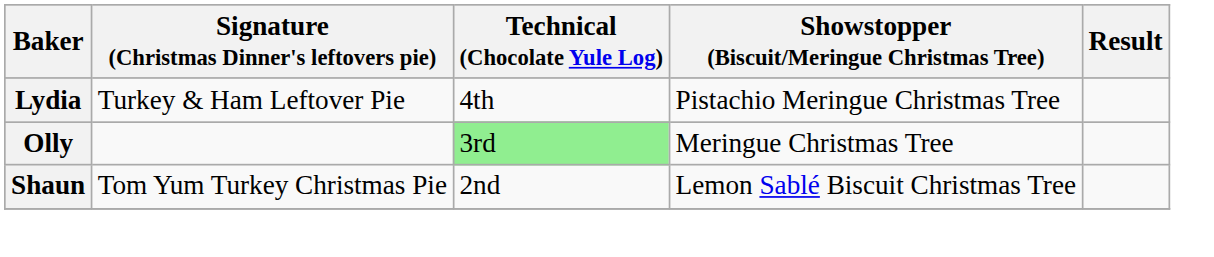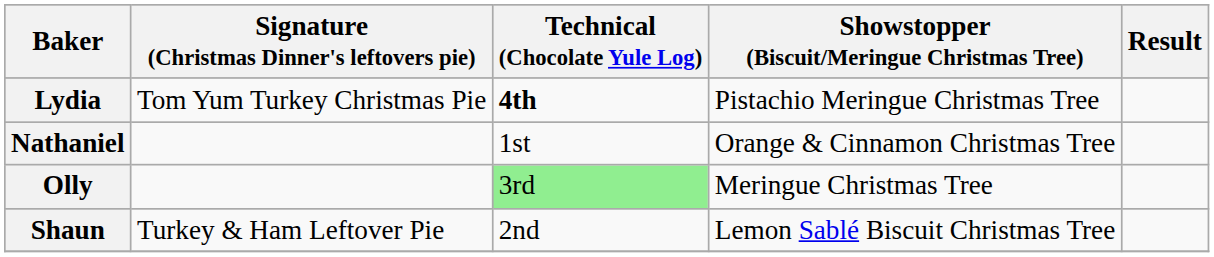(251, 99) Turkey & Ham Leftover Pie -> (312, 99) Tom Yum Turkey Christmas Pie
(477, 99) normal -> (518, 99) bold
+ row: (68, 142)
(272, 186) Tom Yum Turkey Christmas Pie -> (291, 229) Turkey & Ham Leftover Pie
